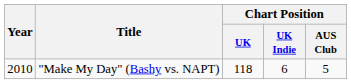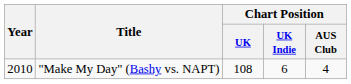(243, 68) 118 -> (243, 68) 108
(326, 68) 5 -> (326, 68) 4
